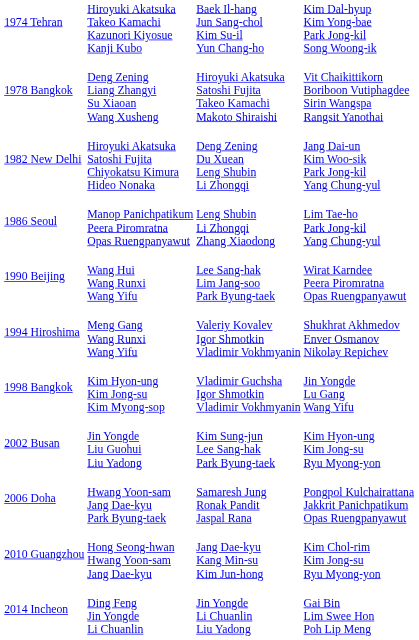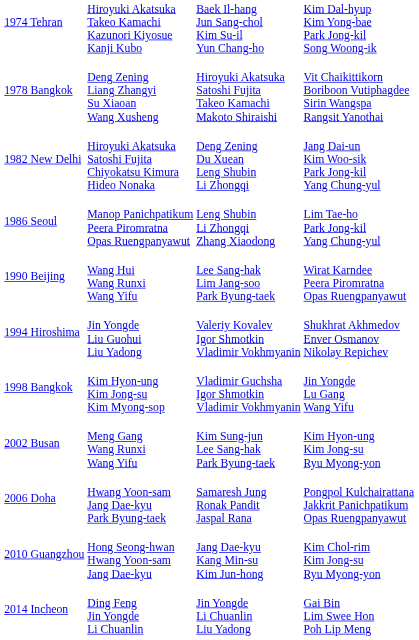(116, 338) Meng Gang Wang Runxi Wang Yifu -> (114, 338) Jin Yongde Liu Guohui Liu Yadong
(114, 449) Jin Yongde Liu Guohui Liu Yadong -> (116, 449) Meng Gang Wang Runxi Wang Yifu
